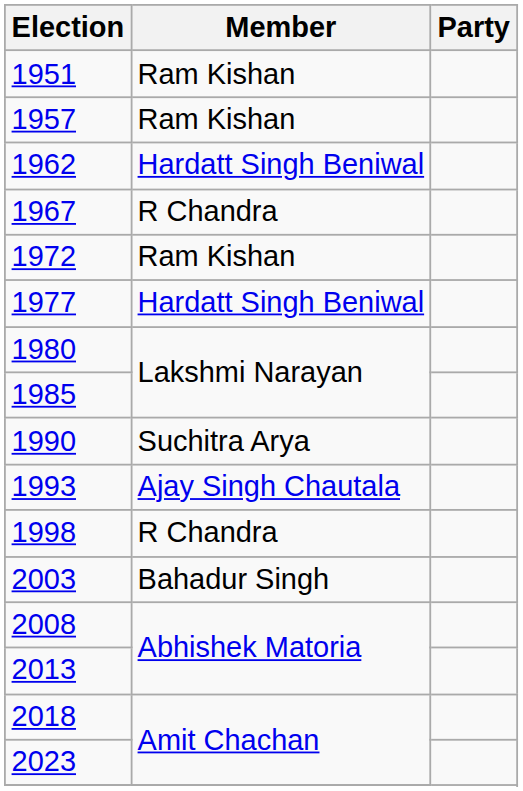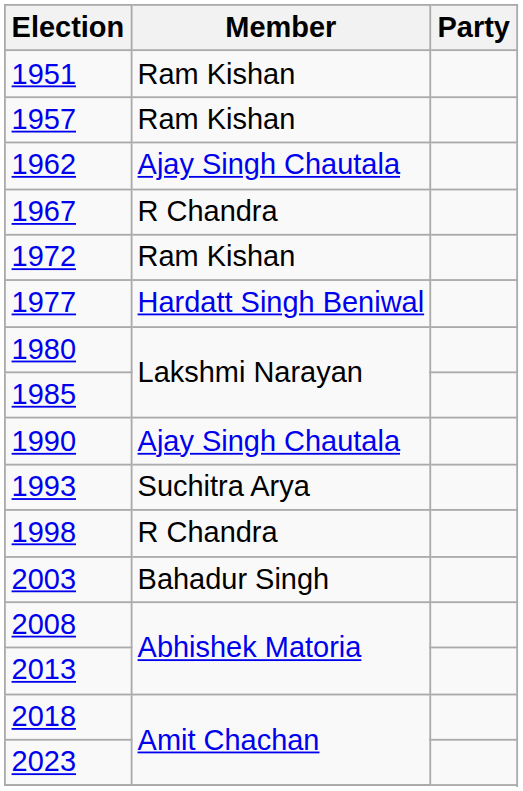(281, 165) Hardatt Singh Beniwal -> (269, 165) Ajay Singh Chautala
(224, 440) Suchitra Arya -> (269, 440) Ajay Singh Chautala
(269, 486) Ajay Singh Chautala -> (224, 486) Suchitra Arya
